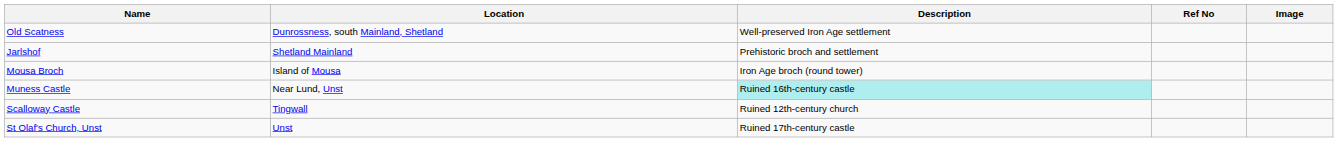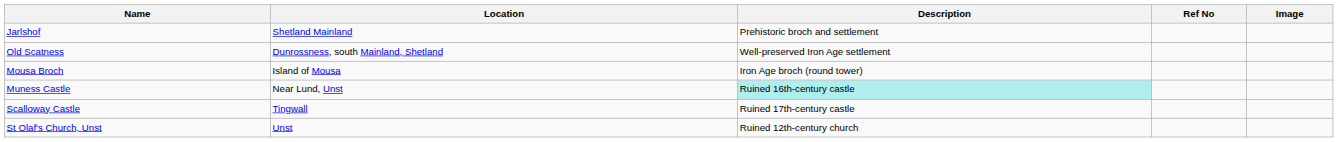rows swapped: (35, 33) <-> (23, 52)
(799, 109) Ruined 12th-century church -> (797, 109) Ruined 17th-century castle
(797, 128) Ruined 17th-century castle -> (799, 128) Ruined 12th-century church
